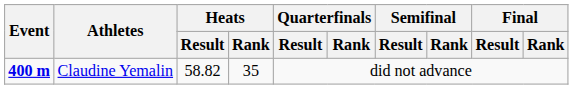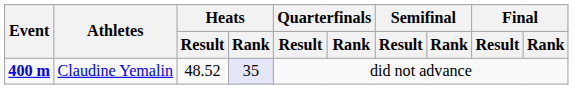(203, 71) 58.82 -> (203, 71) 48.52
(251, 71) no background -> (251, 71) lavender background
